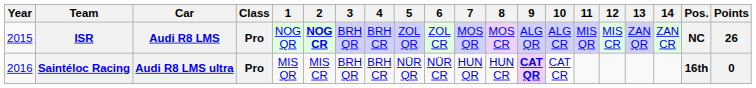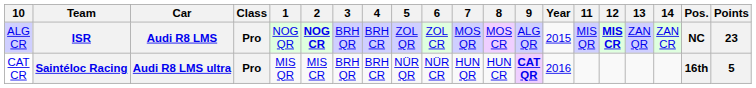columns swapped: (20, 13) <-> (560, 13)
(612, 37) normal -> (612, 37) bold
(731, 37) 26 -> (731, 37) 23
(731, 68) 0 -> (731, 68) 5
